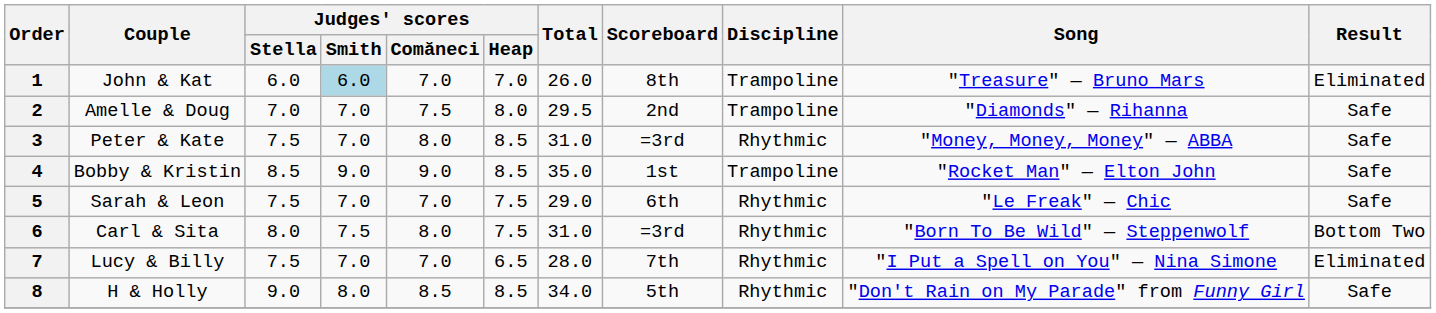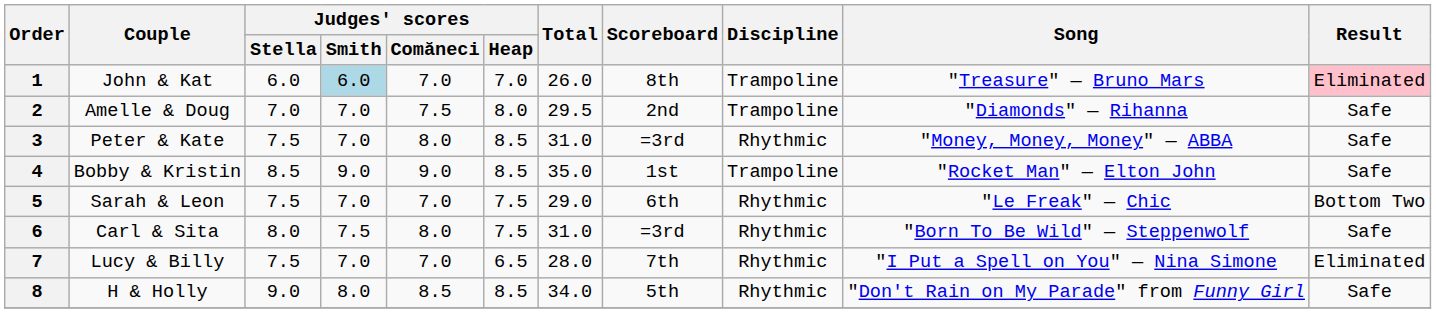(1370, 80) no background -> (1370, 80) pink background
(1370, 202) Safe -> (1370, 202) Bottom Two
(1370, 232) Bottom Two -> (1370, 232) Safe
